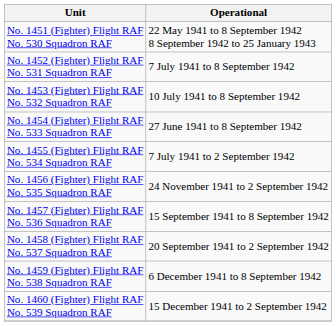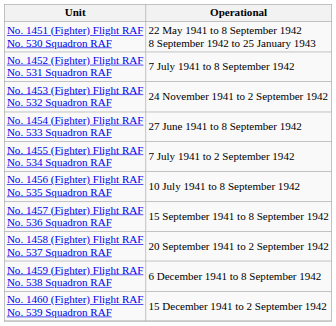(224, 96) 10 July 1941 to 8 September 1942 -> (238, 96) 24 November 1941 to 2 September 1942
(238, 186) 24 November 1941 to 2 September 1942 -> (224, 186) 10 July 1941 to 8 September 1942
